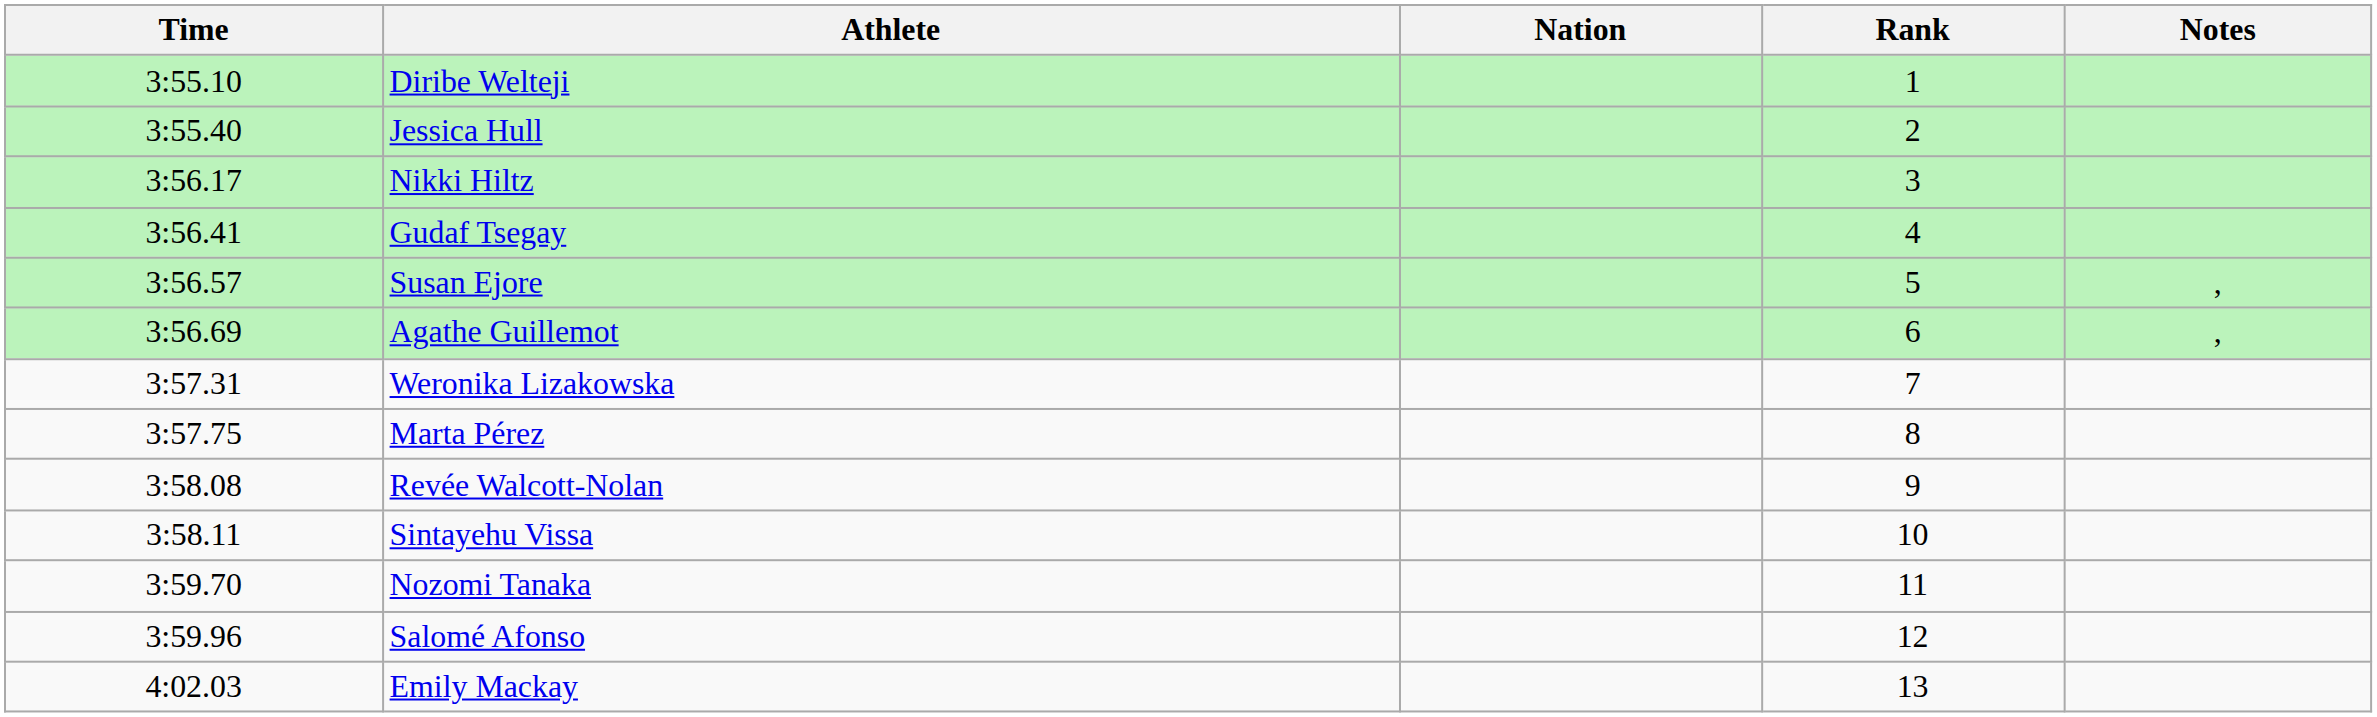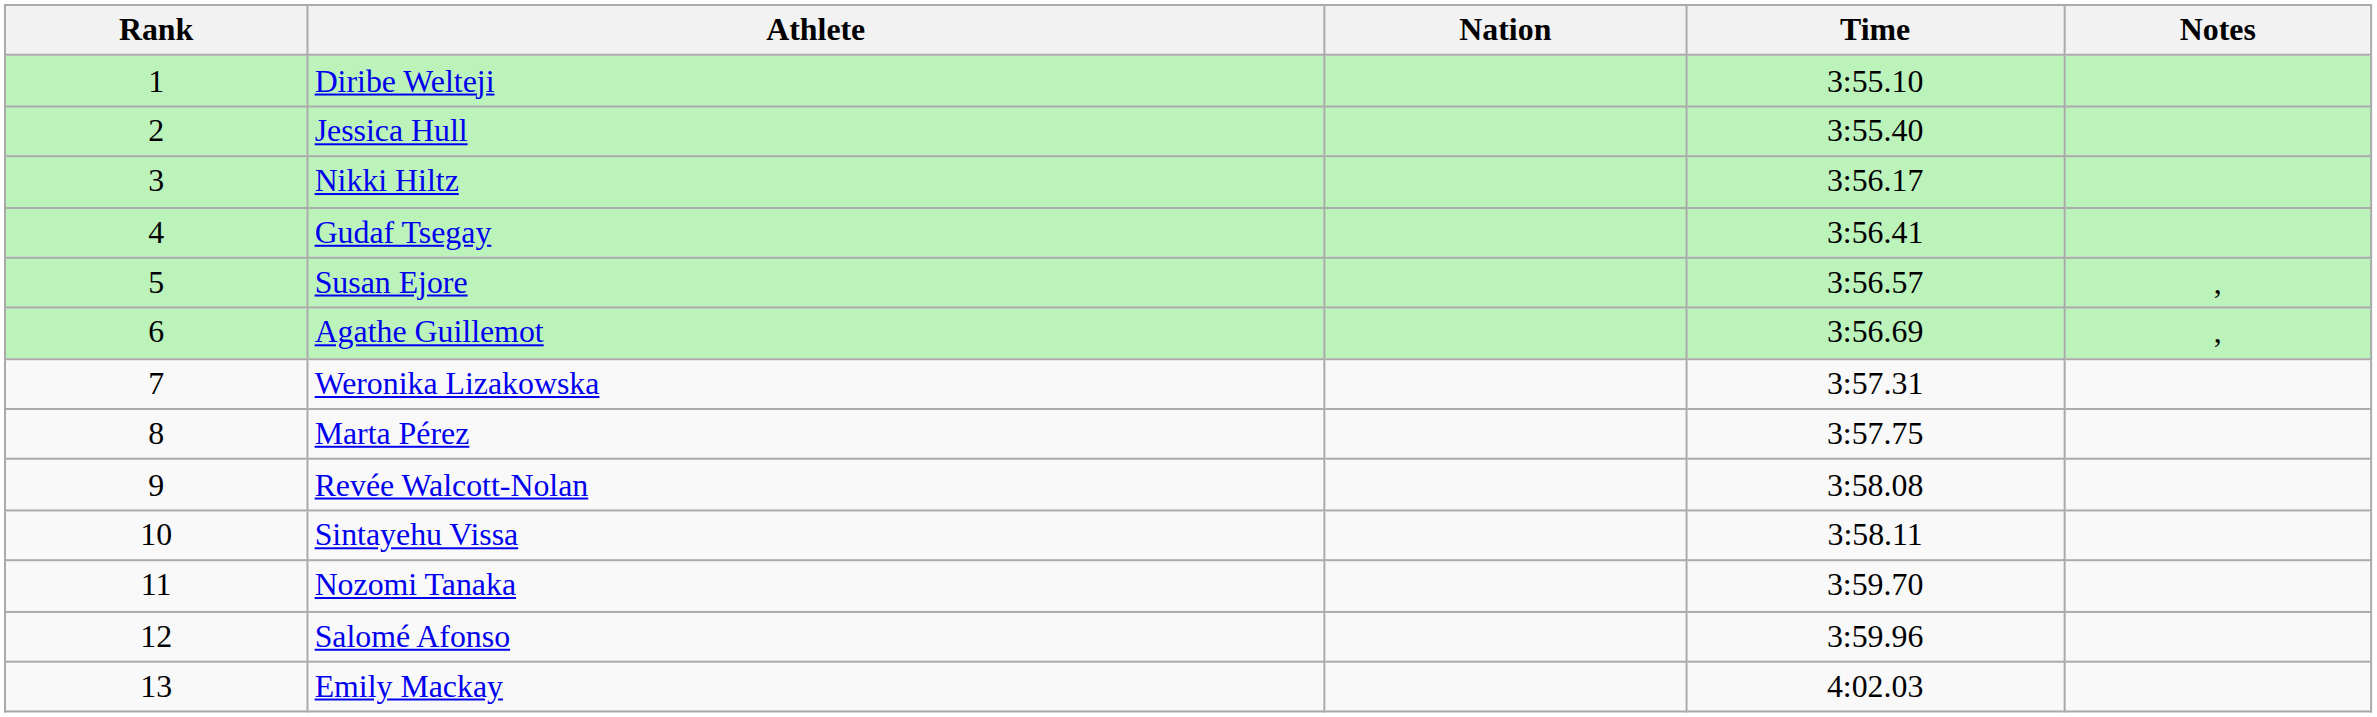columns swapped: (1913, 29) <-> (194, 29)
